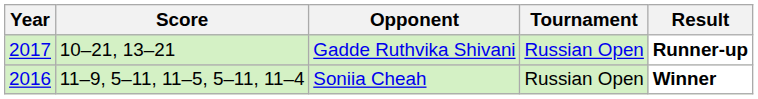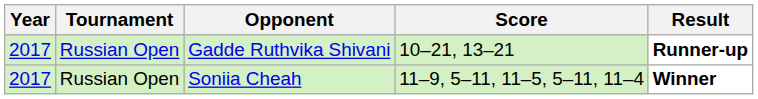columns swapped: (584, 20) <-> (182, 20)
(30, 80) 2016 -> (30, 80) 2017
